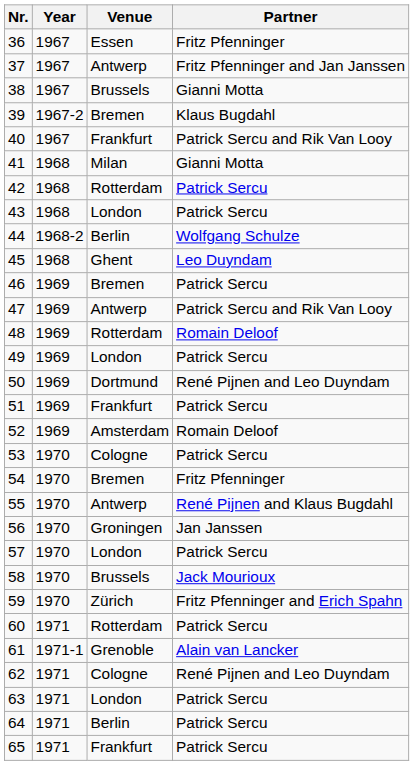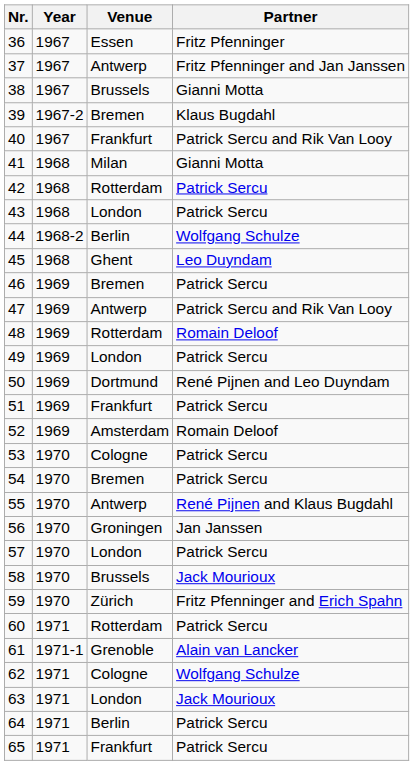(230, 479) Fritz Pfenninger -> (222, 479) Patrick Sercu
(283, 674) René Pijnen and Leo Duyndam -> (238, 674) Wolfgang Schulze
(222, 699) Patrick Sercu -> (226, 699) Jack Mourioux
